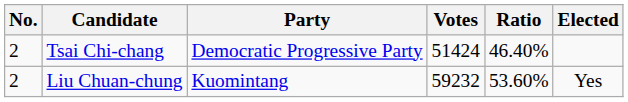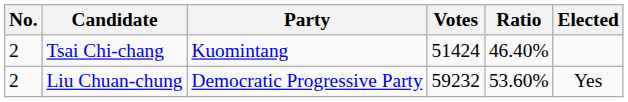(307, 50) Democratic Progressive Party -> (240, 50) Kuomintang
(240, 81) Kuomintang -> (307, 81) Democratic Progressive Party
